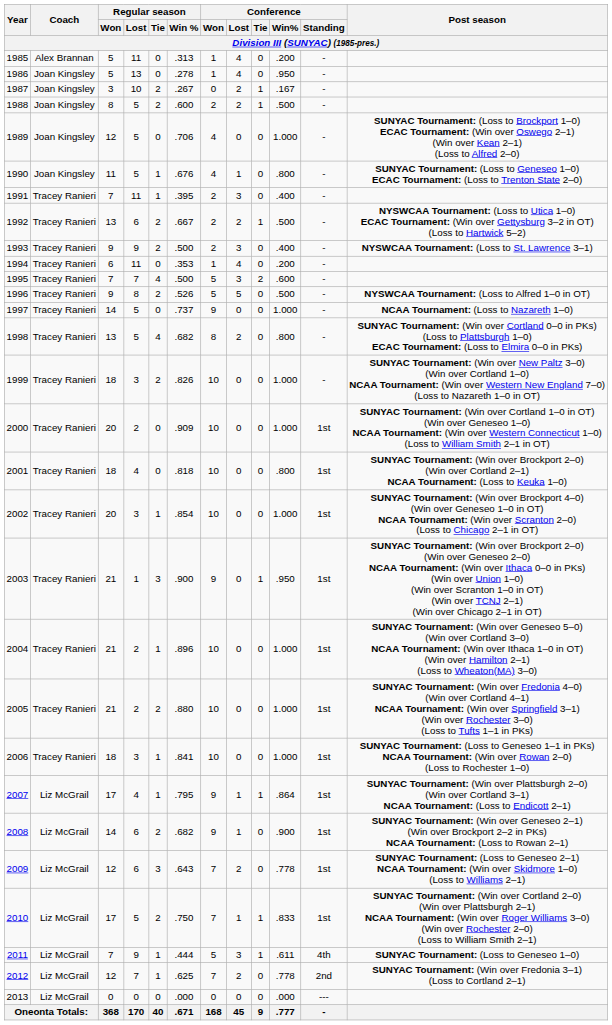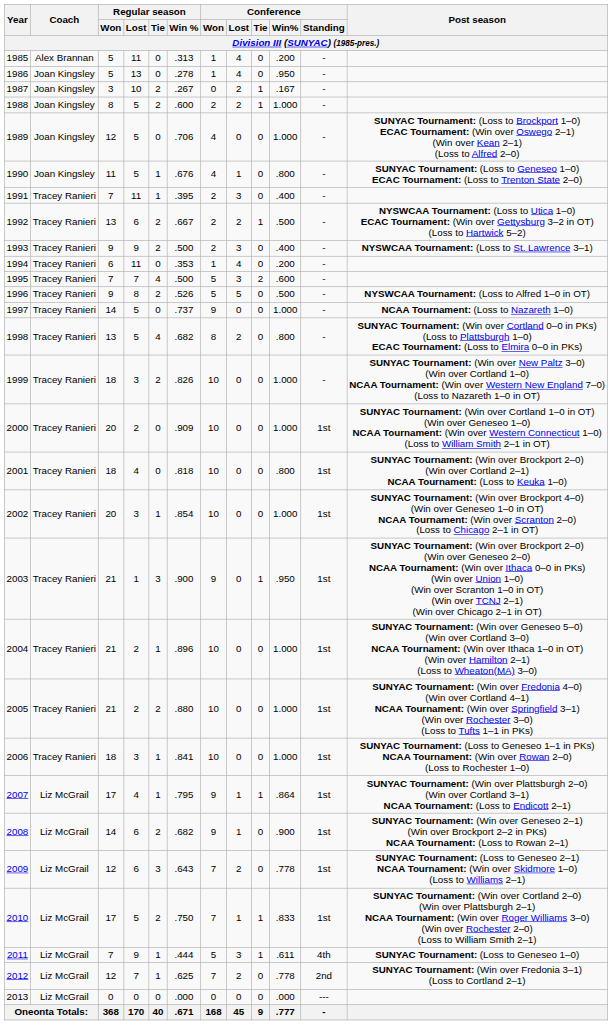(285, 105) .500 -> (285, 105) 1.000
